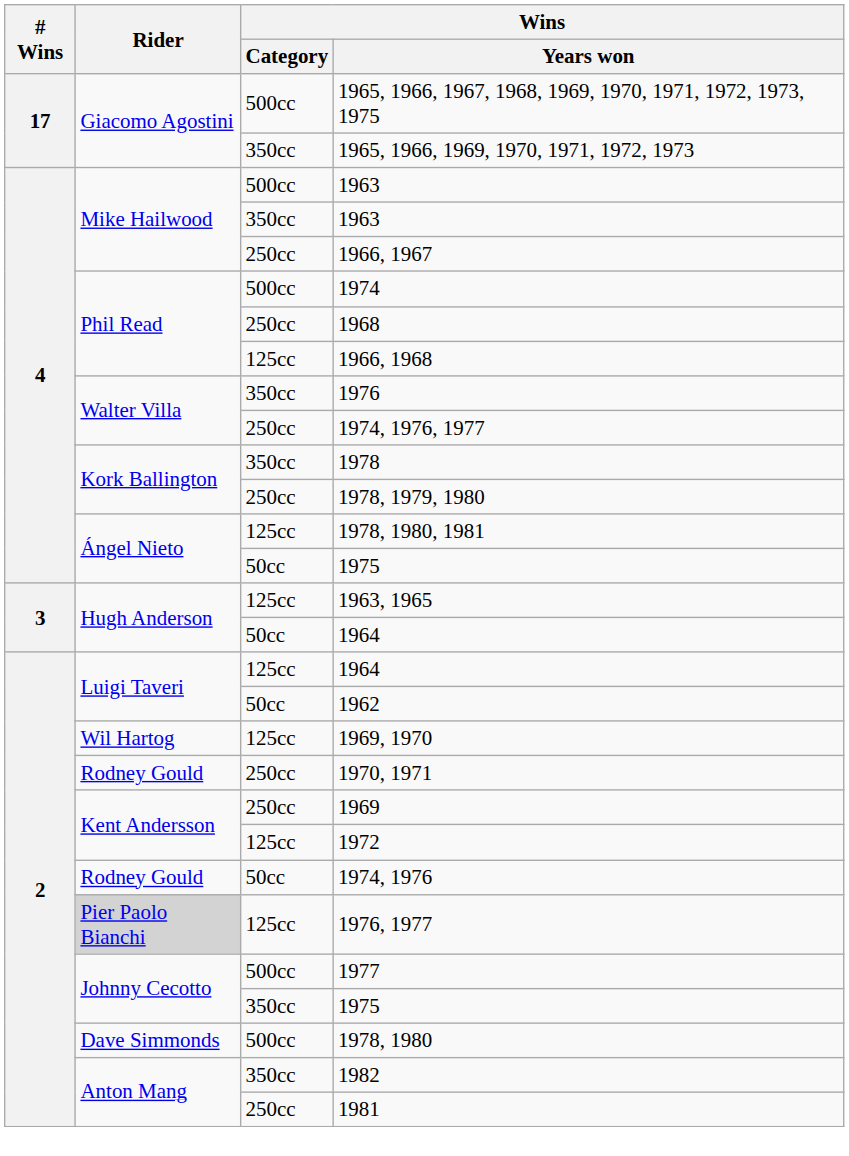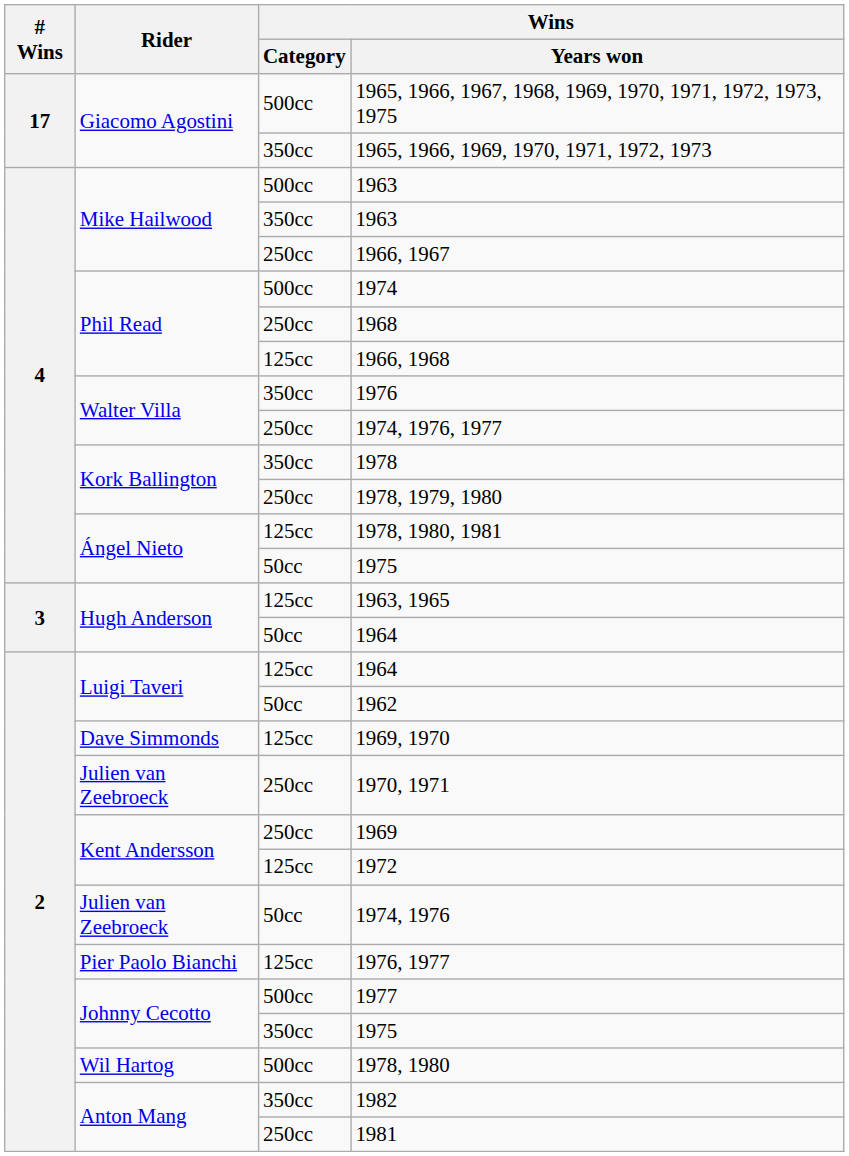(127, 738) Wil Hartog -> (149, 738) Dave Simmonds
(142, 773) Rodney Gould -> (124, 785) Julien van Zeebroeck
(142, 876) Rodney Gould -> (124, 914) Julien van Zeebroeck
(124, 923) lightgrey background -> (158, 961) no background
(150, 1040) Dave Simmonds -> (127, 1064) Wil Hartog
